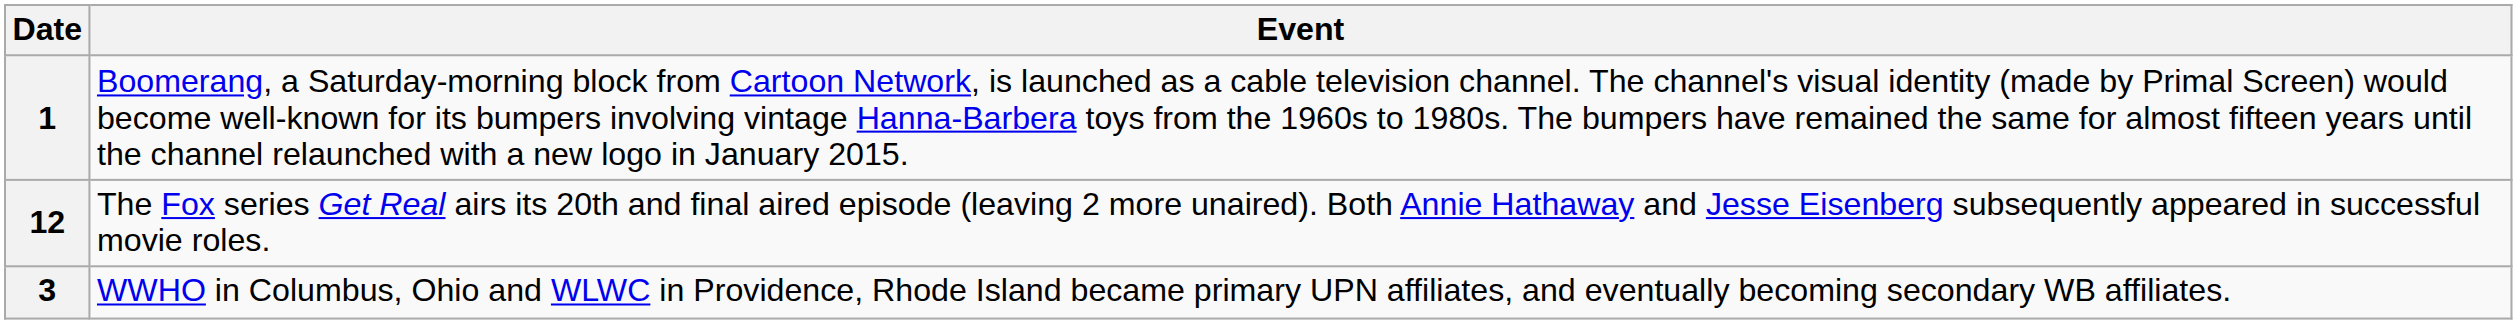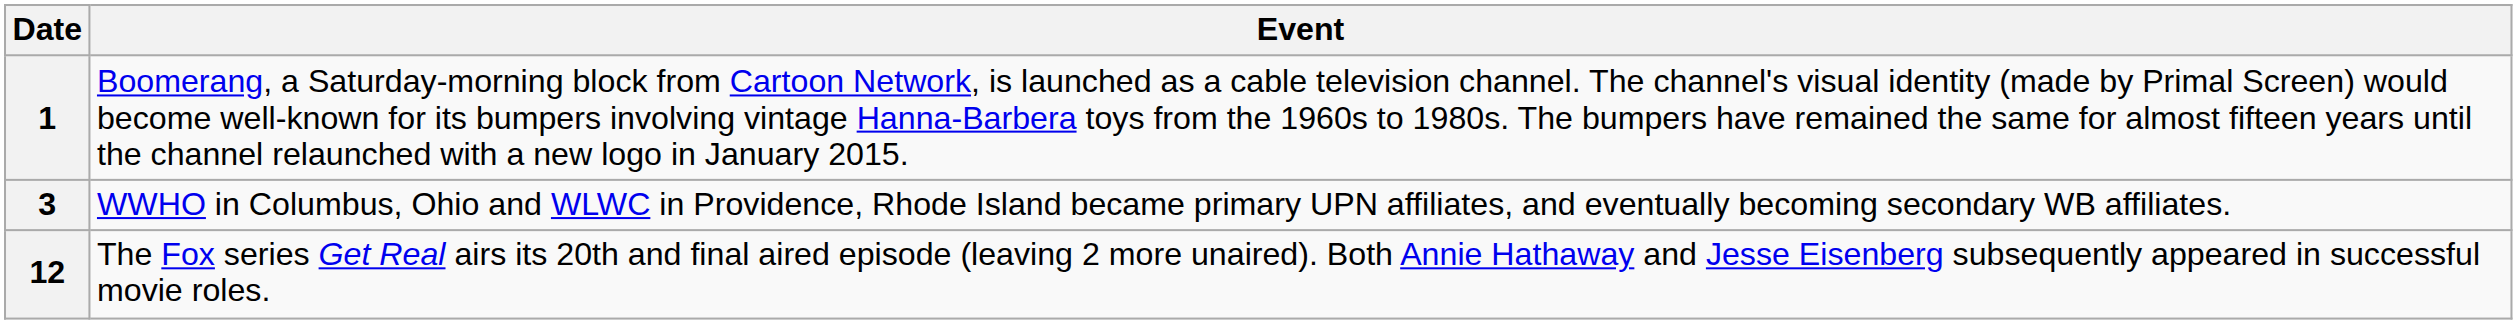rows swapped: (47, 291) <-> (47, 222)
